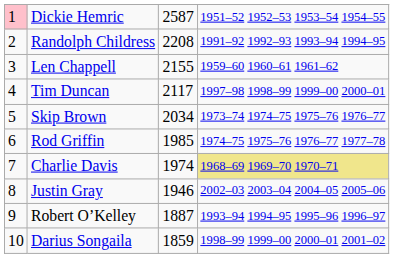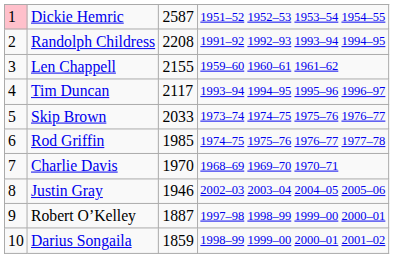(293, 91) 1997–98 1998–99 1999–00 2000–01 -> (293, 91) 1993–94 1994–95 1995–96 1996–97
(178, 116) 2034 -> (178, 116) 2033
(178, 166) 1974 -> (178, 166) 1970
(269, 166) khaki background -> (269, 166) no background
(293, 215) 1993–94 1994–95 1995–96 1996–97 -> (293, 215) 1997–98 1998–99 1999–00 2000–01
